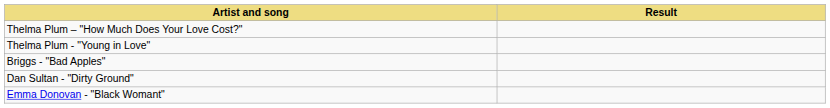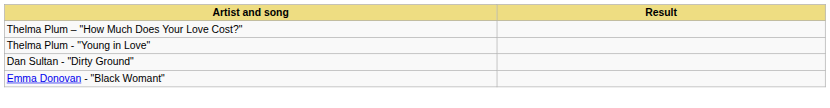- row: (56, 62)
